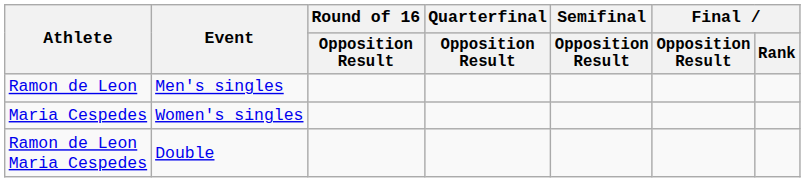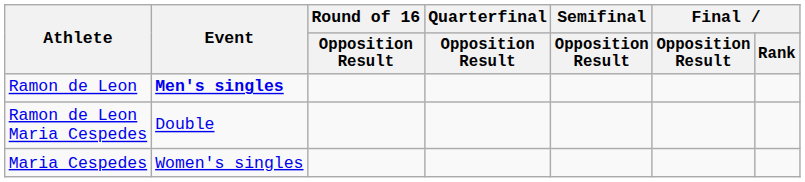(219, 87) normal -> (219, 87) bold
rows swapped: (78, 115) <-> (78, 153)
